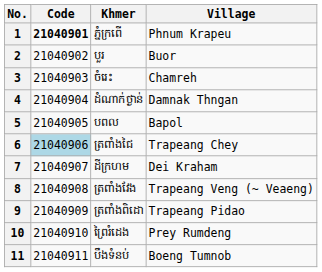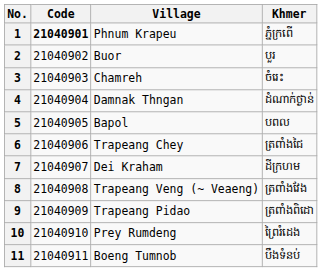columns swapped: (231, 14) <-> (118, 14)
(61, 145) lightblue background -> (61, 145) no background
